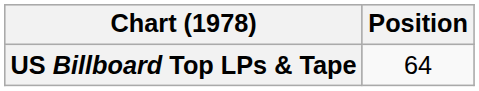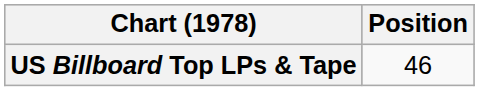(418, 64) 64 -> (418, 64) 46
